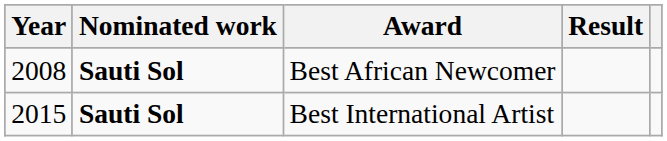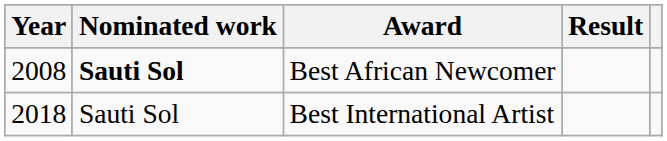(39, 113) 2015 -> (39, 113) 2018
(131, 113) bold -> (129, 113) normal
